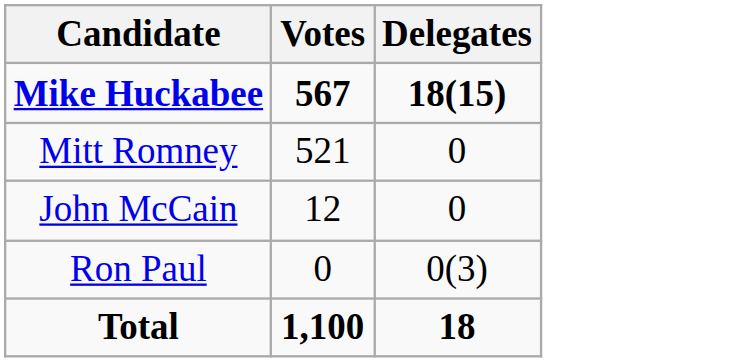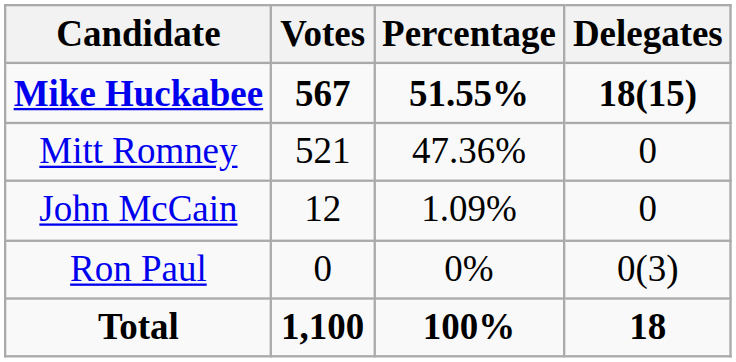+ column: (469, 33)
